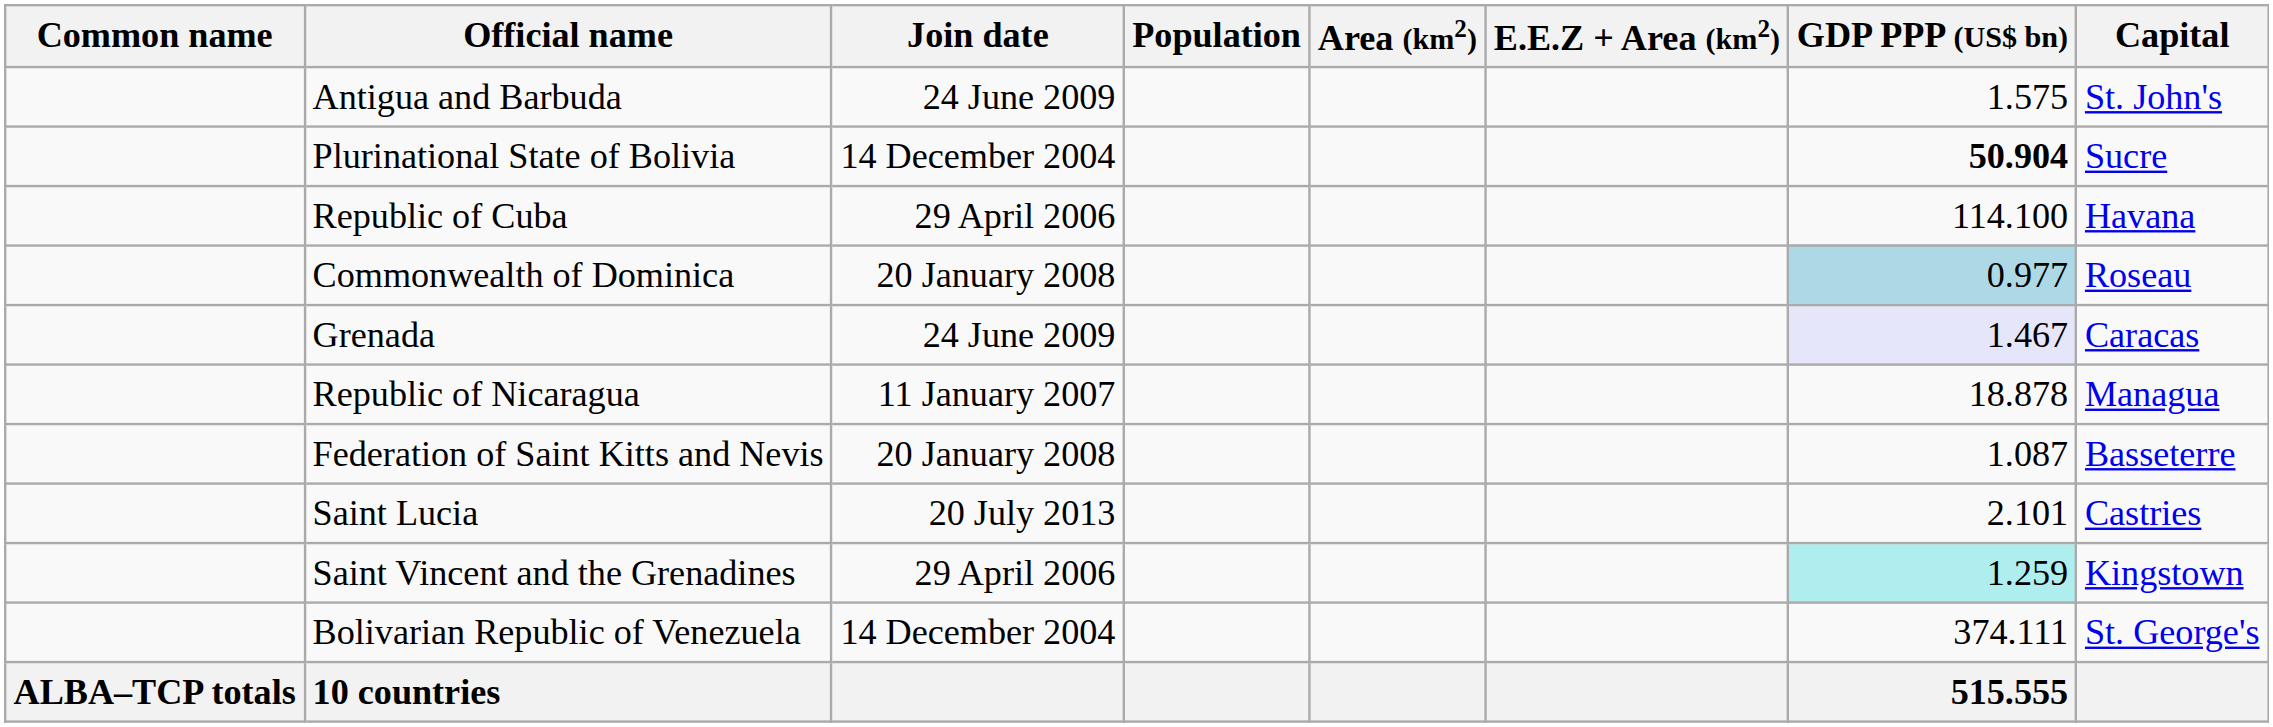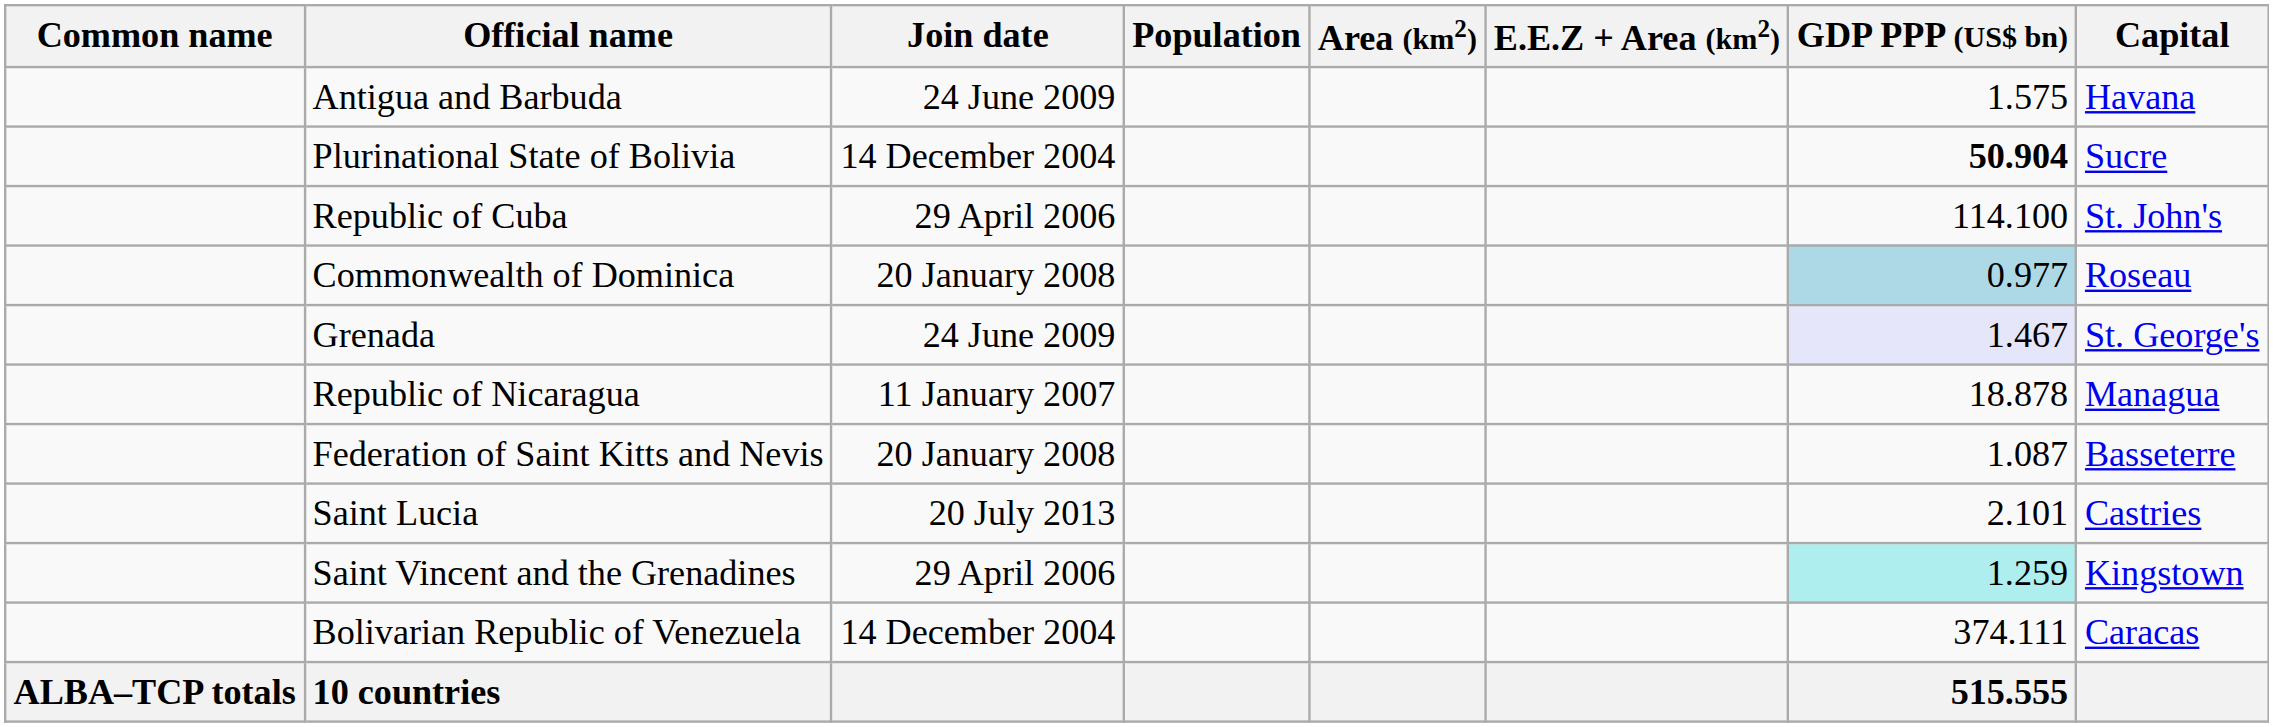(2153, 95) St. John's -> (2140, 95) Havana
(2140, 215) Havana -> (2153, 215) St. John's
(2142, 334) Caracas -> (2172, 334) St. George's
(2172, 632) St. George's -> (2142, 632) Caracas
